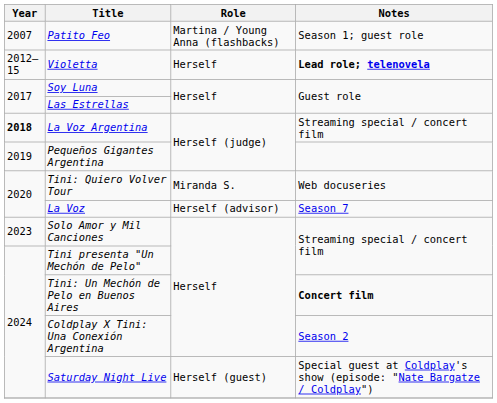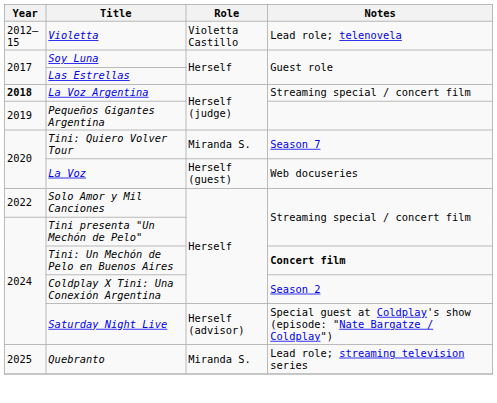- row: (79, 36)
(195, 65) Herself -> (213, 36) Violetta Castillo
(364, 65) bold -> (336, 36) normal
(342, 186) Web docuseries -> (295, 145) Season 7
(226, 208) Herself (advisor) -> (210, 174) Herself (guest)
(323, 208) Season 7 -> (314, 174) Web docuseries
(19, 231) 2023 -> (19, 202) 2022
(220, 377) Herself (guest) -> (216, 324) Herself (advisor)
+ row: (77, 359)
